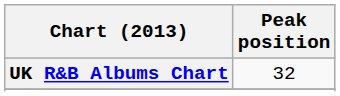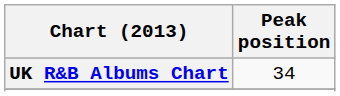(284, 74) 32 -> (284, 74) 34
